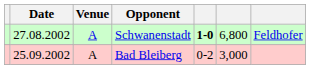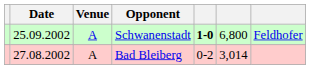(42, 34) 27.08.2002 -> (42, 34) 25.09.2002
(42, 54) 25.09.2002 -> (42, 54) 27.08.2002
(233, 54) 3,000 -> (233, 54) 3,014
